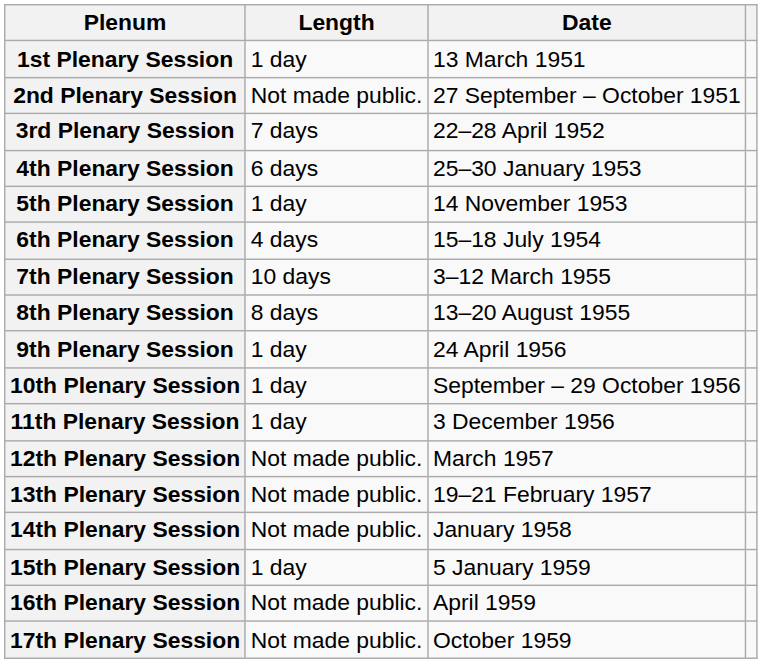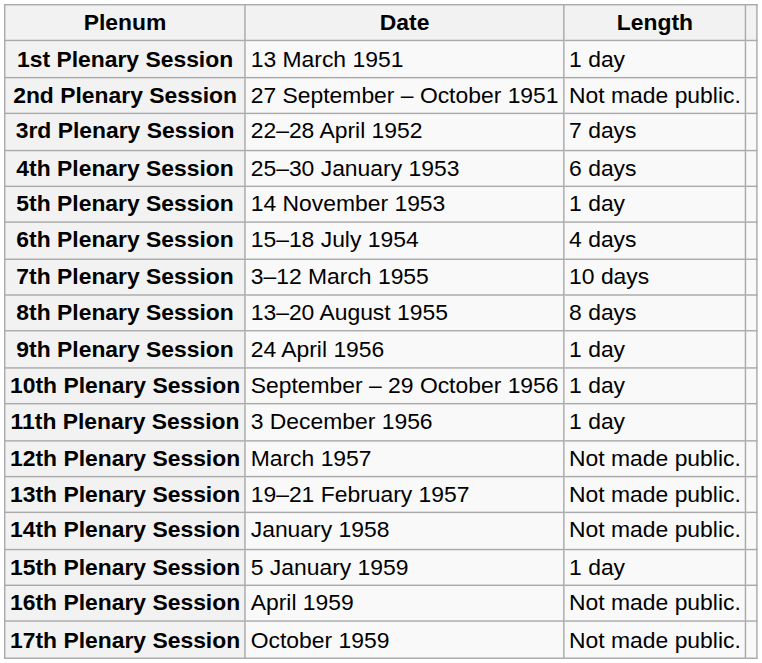columns swapped: (587, 22) <-> (337, 22)
